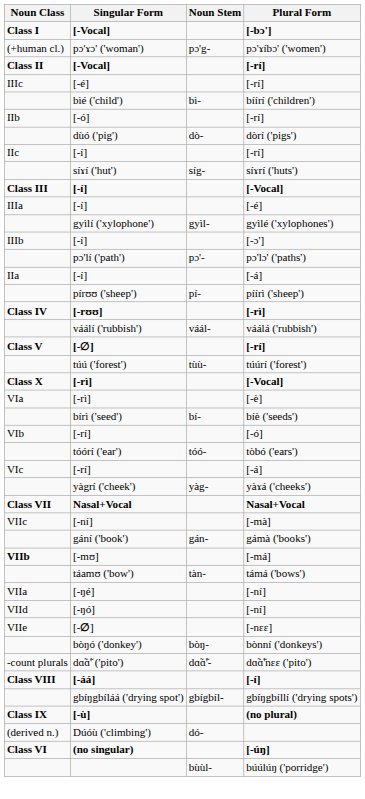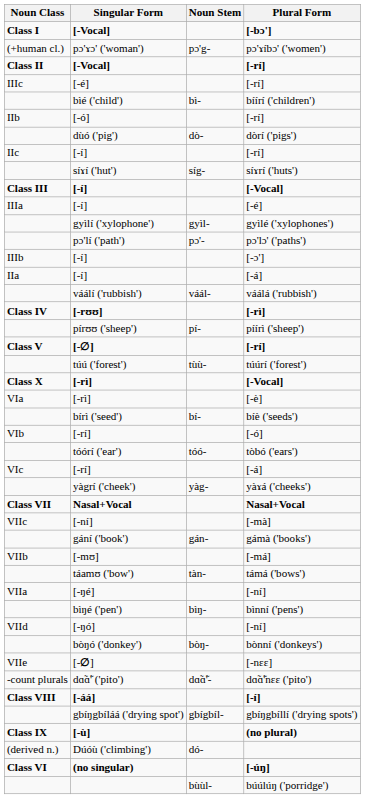rows swapped: (80, 240) <-> (99, 258)
rows swapped: (107, 328) <-> (105, 293)
(18, 556) bold -> (17, 556) normal
+ row: (97, 609)
rows swapped: (107, 644) <-> (83, 627)
